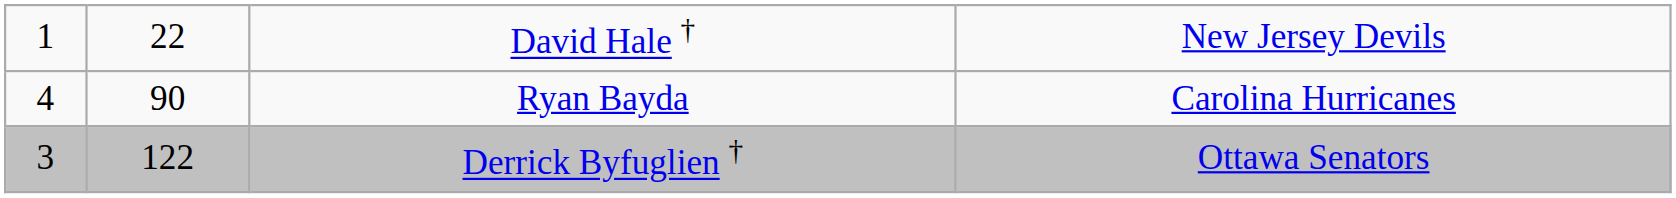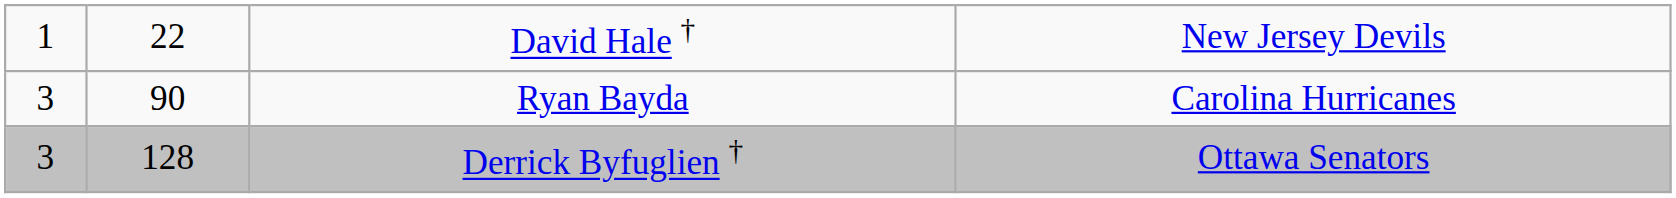(45, 97) 4 -> (45, 97) 3
(168, 158) 122 -> (168, 158) 128
